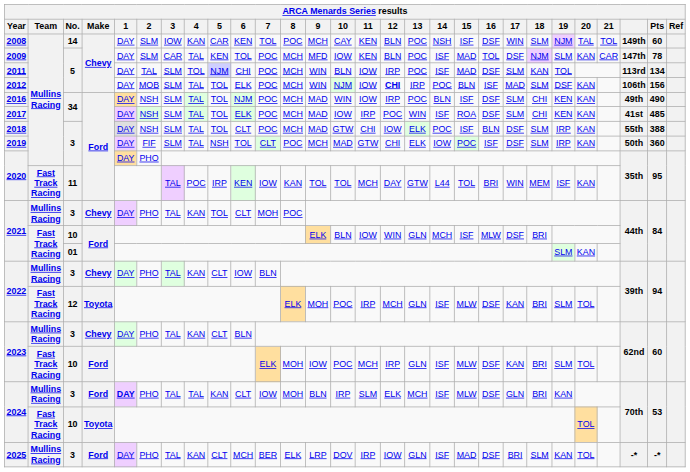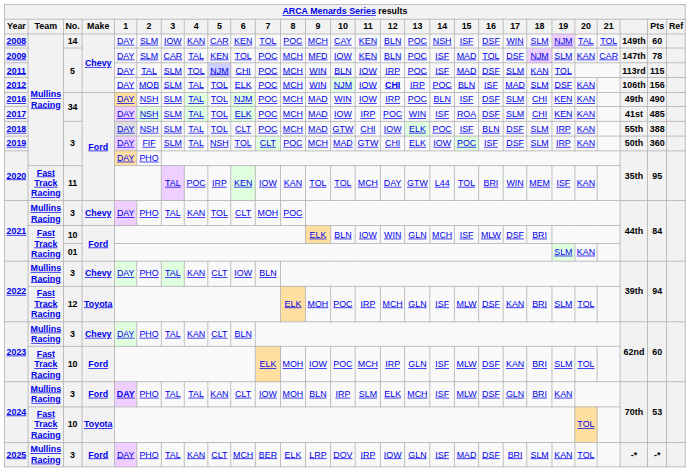(657, 70) 134 -> (657, 70) 115
